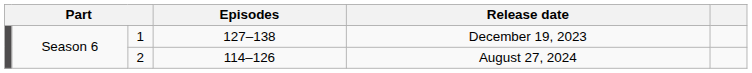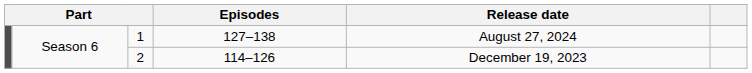(528, 36) December 19, 2023 -> (528, 36) August 27, 2024
(528, 57) August 27, 2024 -> (528, 57) December 19, 2023
